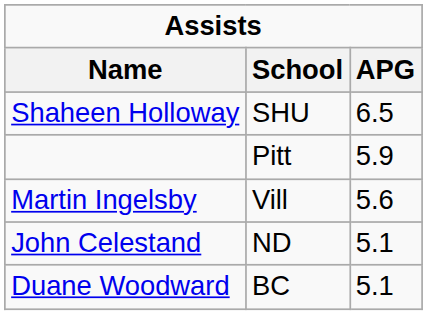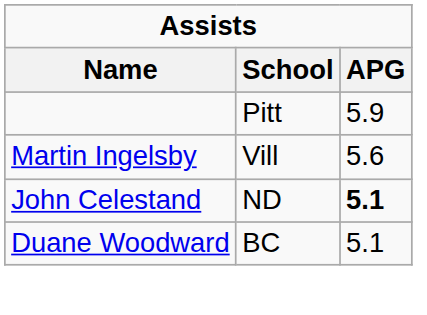- row: (125, 112)
(375, 243) normal -> (365, 199) bold
